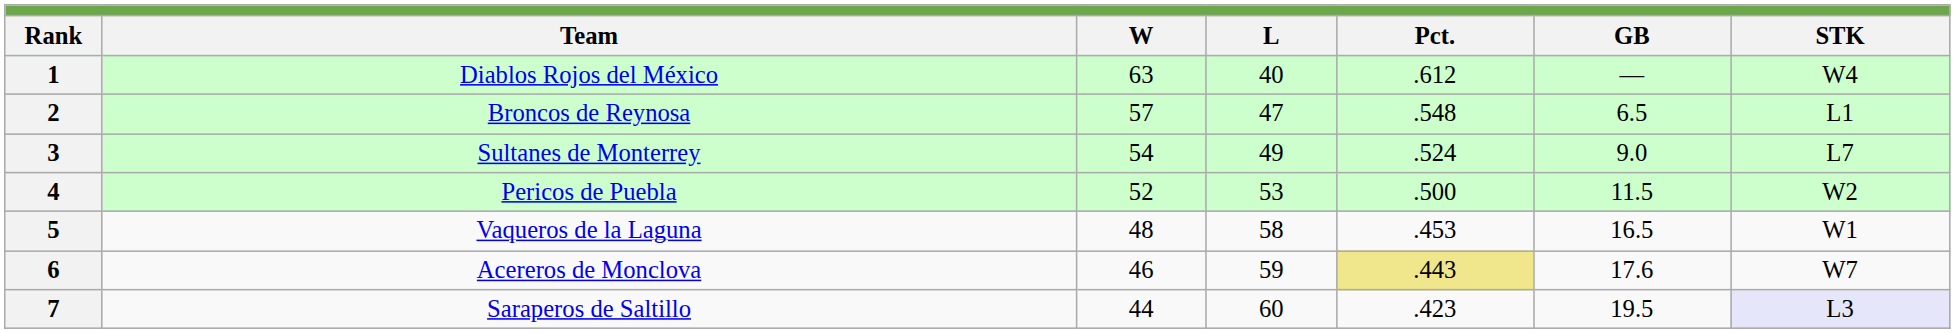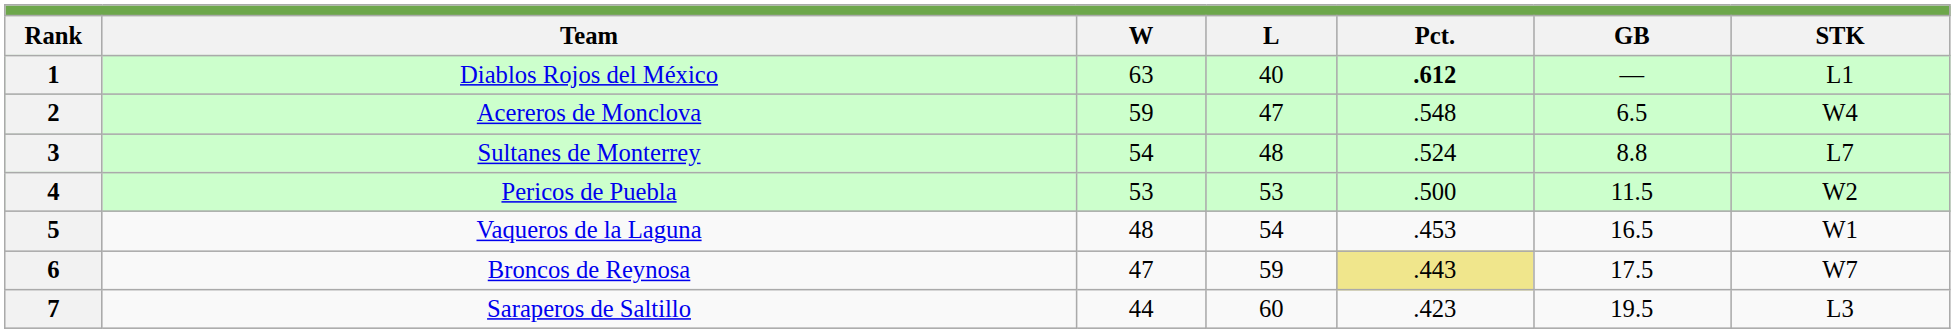(1435, 74) normal -> (1435, 74) bold
(1840, 74) W4 -> (1840, 74) L1
(589, 113) Broncos de Reynosa -> (589, 113) Acereros de Monclova
(1141, 113) 57 -> (1141, 113) 59
(1840, 113) L1 -> (1840, 113) W4
(1271, 152) 49 -> (1271, 152) 48
(1632, 152) 9.0 -> (1632, 152) 8.8
(1141, 191) 52 -> (1141, 191) 53
(1271, 230) 58 -> (1271, 230) 54
(589, 269) Acereros de Monclova -> (589, 269) Broncos de Reynosa
(1141, 269) 46 -> (1141, 269) 47
(1632, 269) 17.6 -> (1632, 269) 17.5
(1840, 308) lavender background -> (1840, 308) no background
